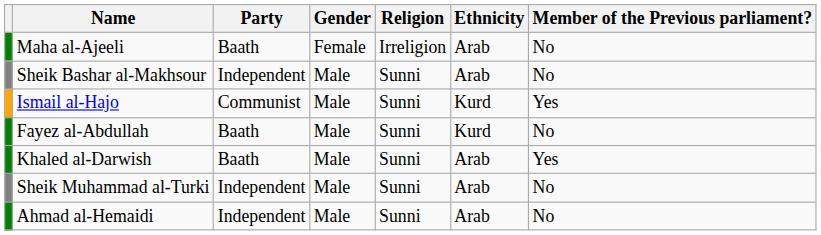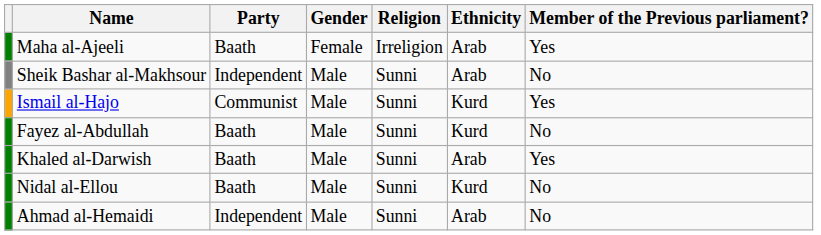(543, 46) No -> (542, 46) Yes
+ row: (67, 187)
- row: (113, 187)
